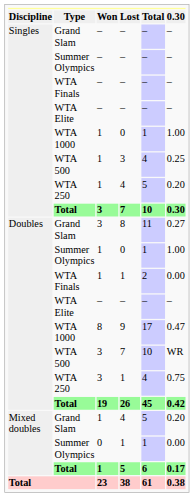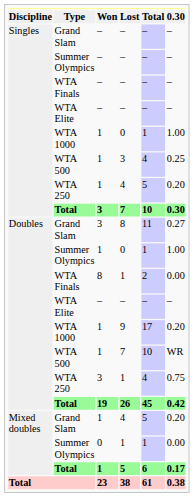(99, 275) 1 -> (99, 275) 8
(99, 326) 8 -> (99, 326) 1
(176, 326) 0.47 -> (176, 326) 0.20
(99, 352) 3 -> (99, 352) 1
